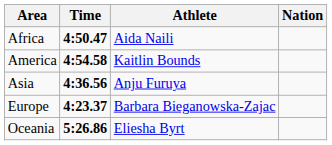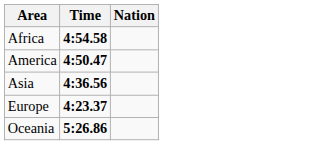- column: (195, 15)
(85, 38) 4:50.47 -> (85, 38) 4:54.58
(85, 60) 4:54.58 -> (85, 60) 4:50.47
